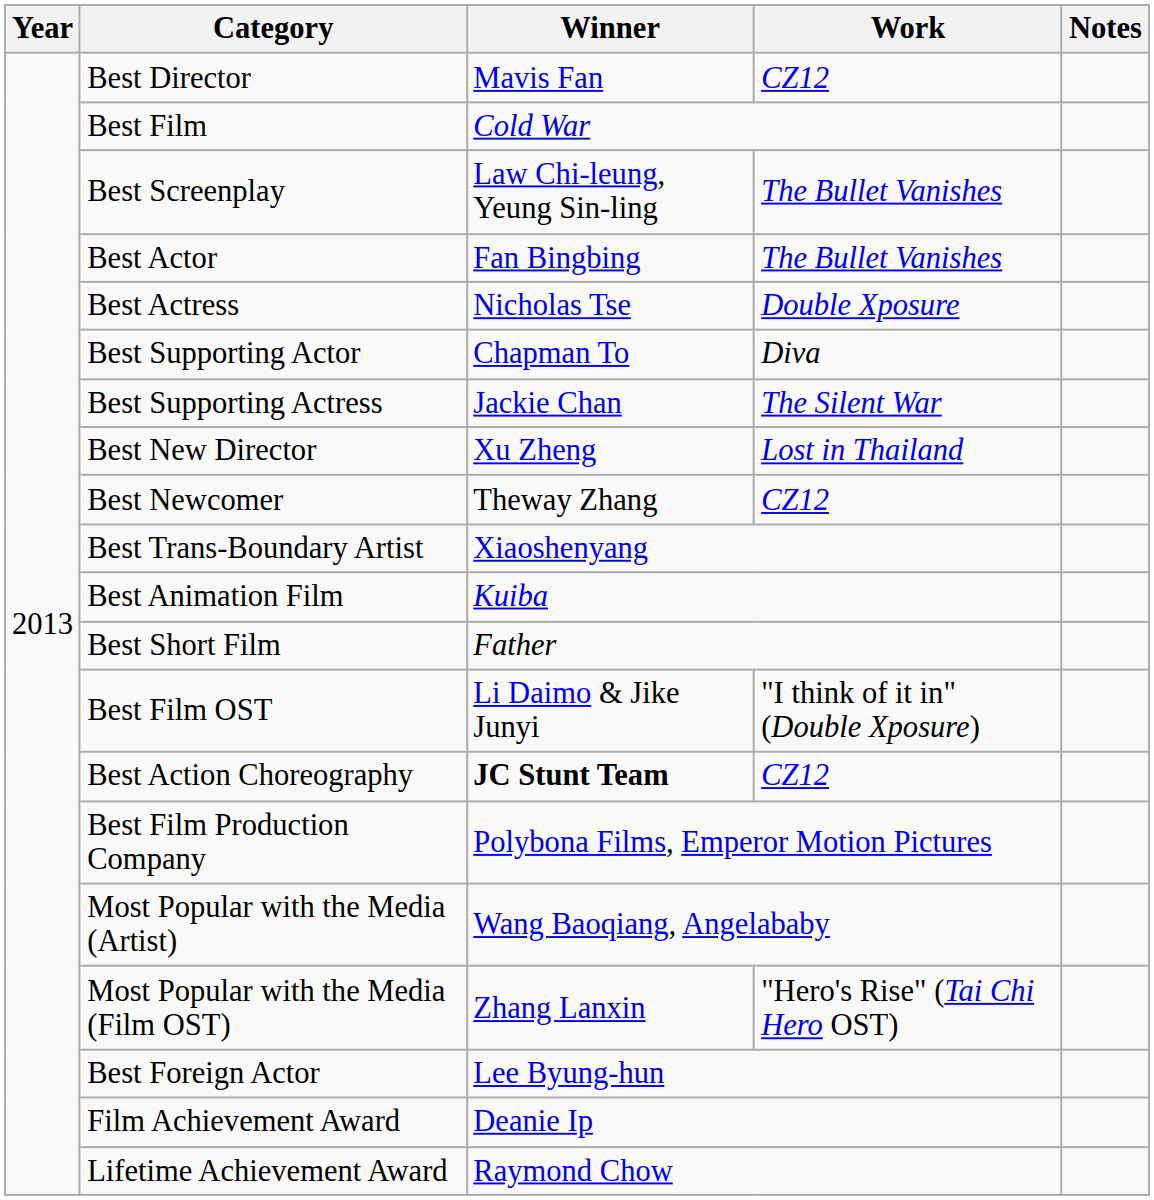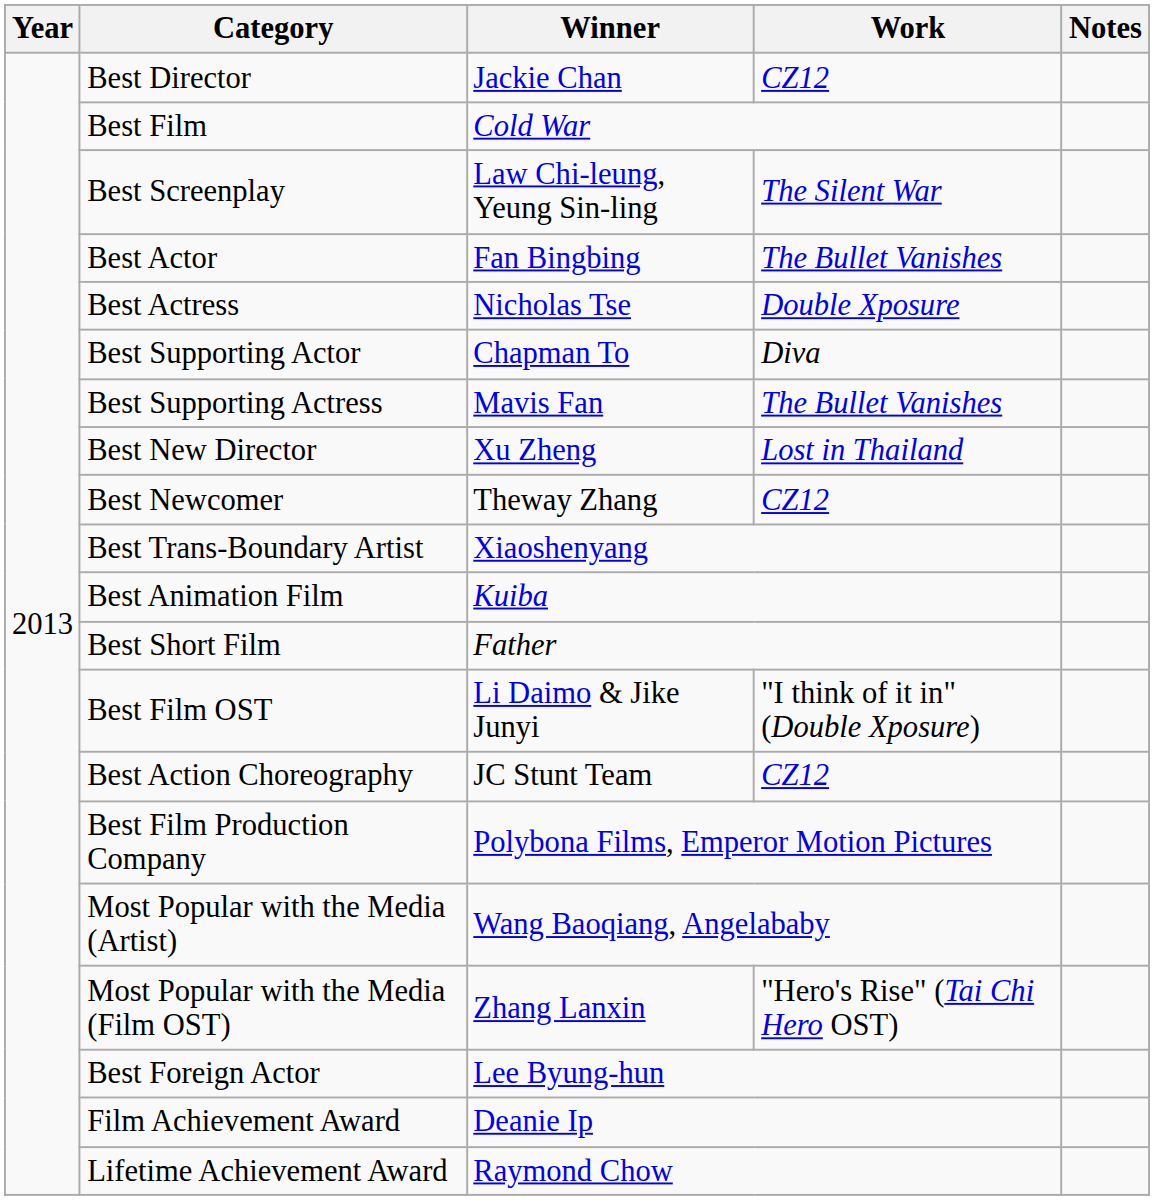(538, 77) Mavis Fan -> (548, 77) Jackie Chan
(882, 191) The Bullet Vanishes -> (851, 191) The Silent War
(548, 402) Jackie Chan -> (538, 402) Mavis Fan
(851, 402) The Silent War -> (882, 402) The Bullet Vanishes
(571, 776) bold -> (563, 776) normal
